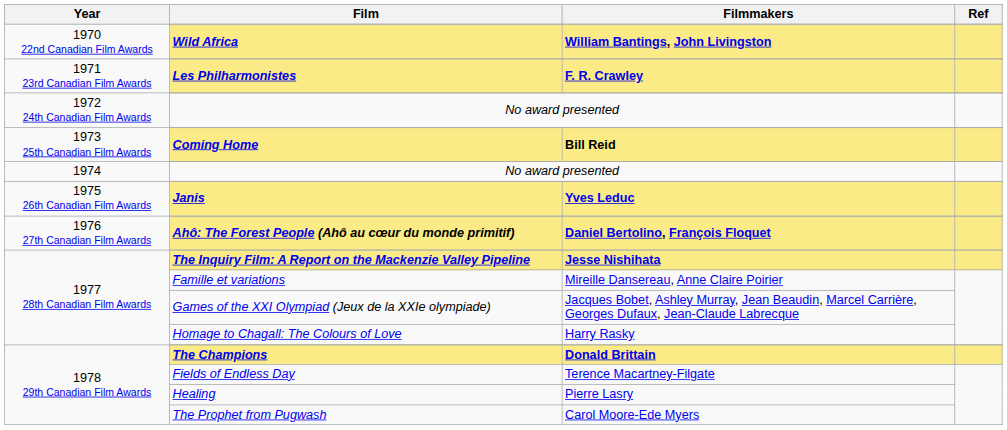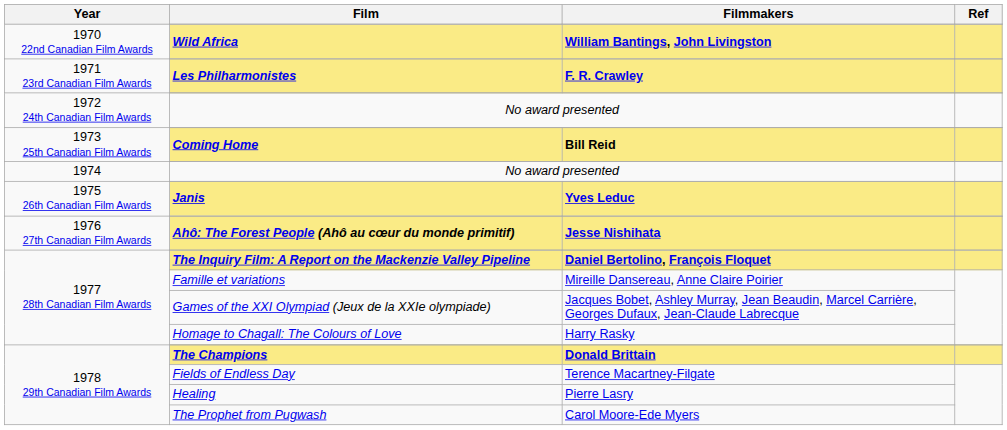(668, 233) Daniel Bertolino, François Floquet -> (613, 233) Jesse Nishihata
(613, 260) Jesse Nishihata -> (668, 260) Daniel Bertolino, François Floquet
